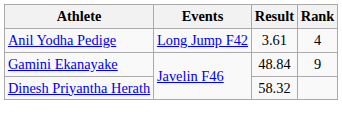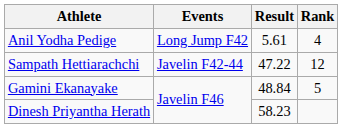(274, 40) 3.61 -> (274, 40) 5.61
+ row: (74, 64)
(318, 64) 9 -> (318, 88) 5
(274, 88) 58.32 -> (274, 111) 58.23
